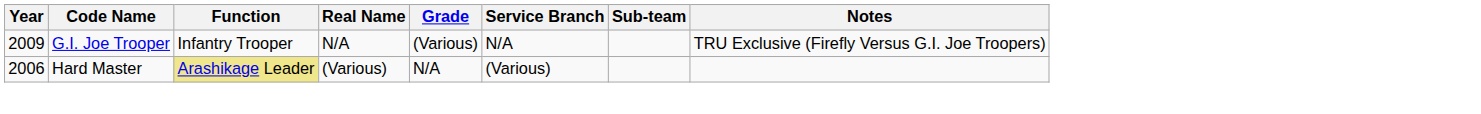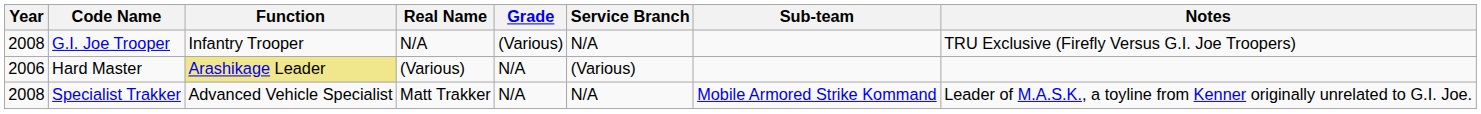(26, 43) 2009 -> (26, 43) 2008
+ row: (116, 95)
